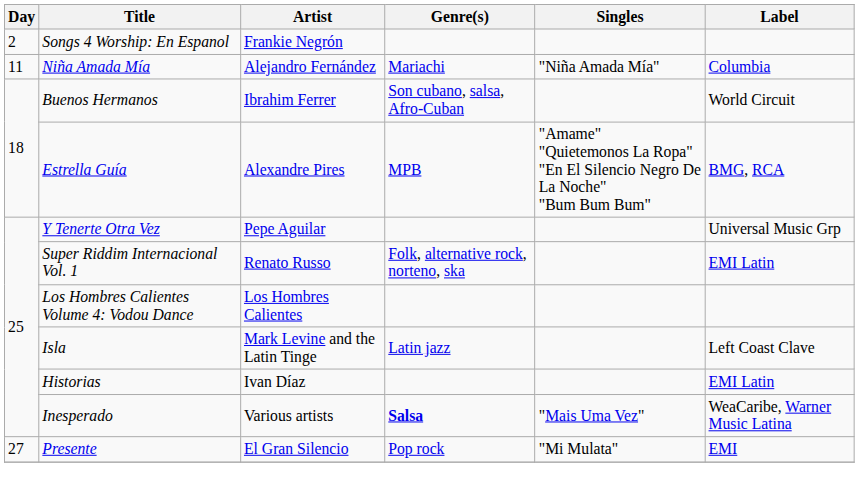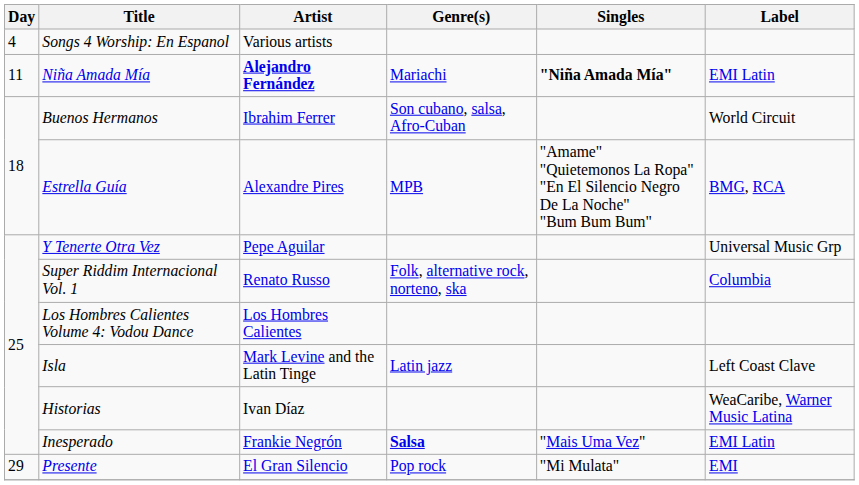(12, 41) 2 -> (12, 41) 4
(293, 41) Frankie Negrón -> (288, 41) Various artists
(310, 66) normal -> (279, 75) bold
(599, 66) normal -> (606, 75) bold
(739, 66) Columbia -> (742, 75) EMI Latin
(741, 263) EMI Latin -> (740, 280) Columbia
(741, 381) EMI Latin -> (770, 408) WeaCaribe, Warner Music Latina
(289, 415) Various artists -> (293, 442) Frankie Negrón
(770, 415) WeaCaribe, Warner Music Latina -> (742, 442) EMI Latin
(16, 449) 27 -> (16, 466) 29
